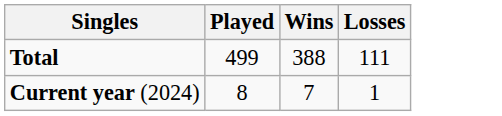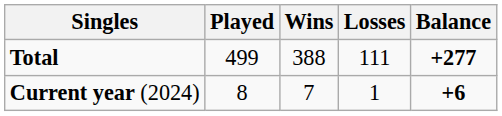+ column: (453, 22)
